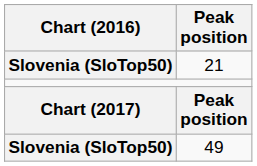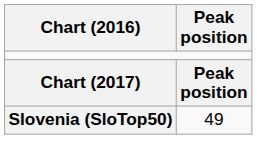- row: (214, 65)
